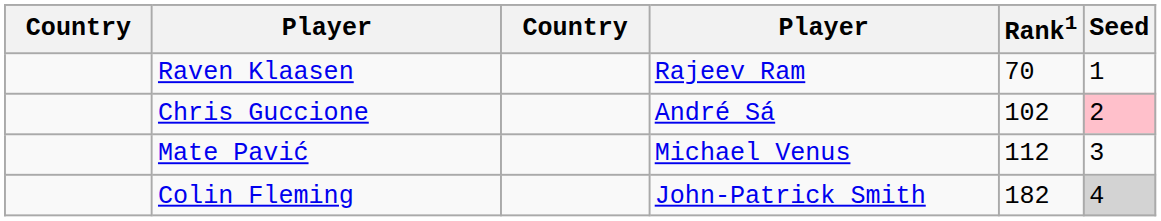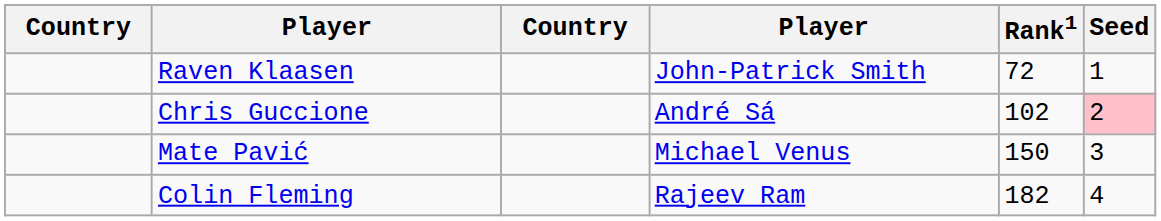(730, 73) Rajeev Ram -> (790, 73) John-Patrick Smith
(1019, 73) 70 -> (1019, 73) 72
(1027, 155) 112 -> (1027, 155) 150
(790, 195) John-Patrick Smith -> (730, 195) Rajeev Ram
(1097, 195) lightgrey background -> (1097, 195) no background
